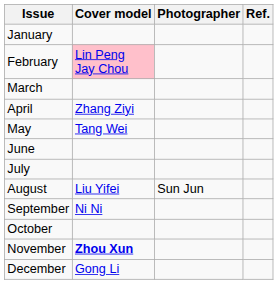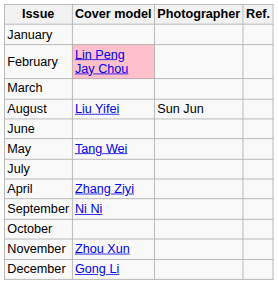rows swapped: (20, 108) <-> (27, 189)
rows swapped: (19, 128) <-> (21, 149)
(104, 249) bold -> (102, 249) normal
